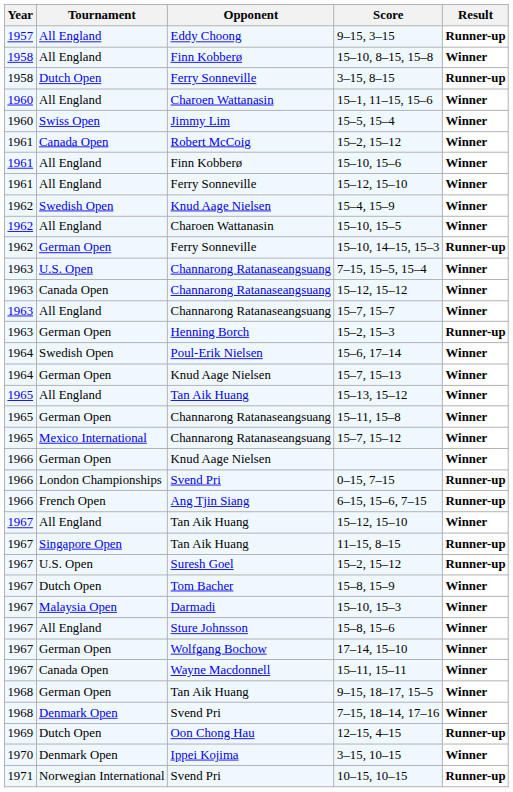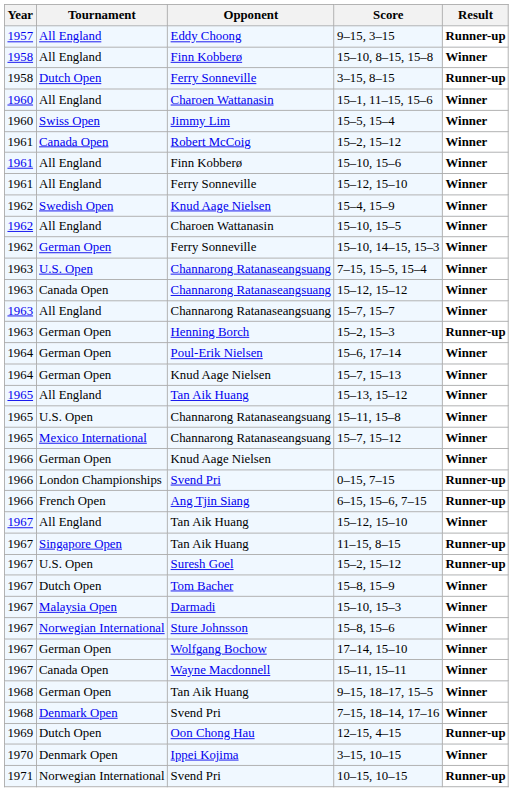(476, 247) Runner-up -> (466, 247) Winner
(76, 353) Swedish Open -> (75, 353) German Open
(75, 417) German Open -> (66, 417) U.S. Open
(70, 628) All England -> (102, 628) Norwegian International
